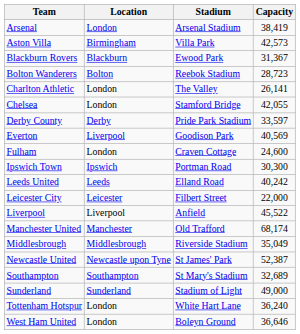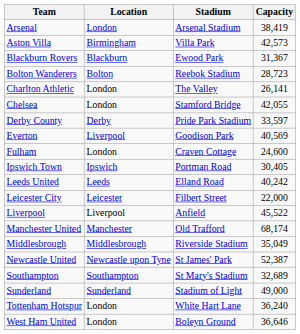(274, 167) 30,300 -> (274, 167) 30,405
